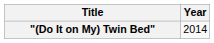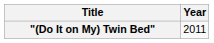(195, 30) 2014 -> (195, 30) 2011
